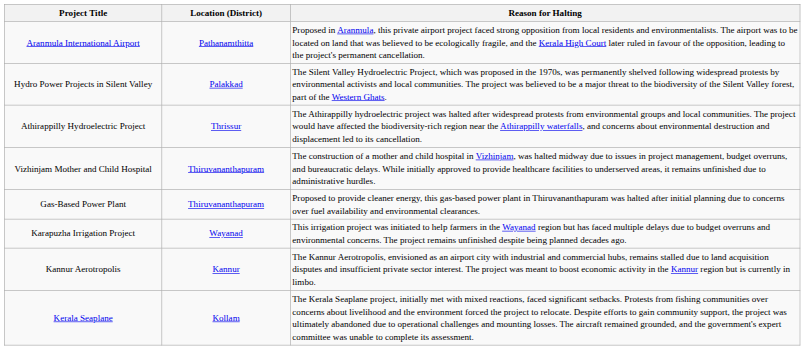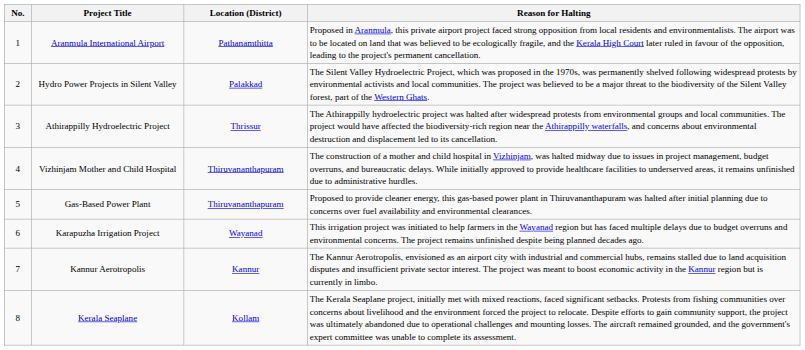+ column: (18, 13)
